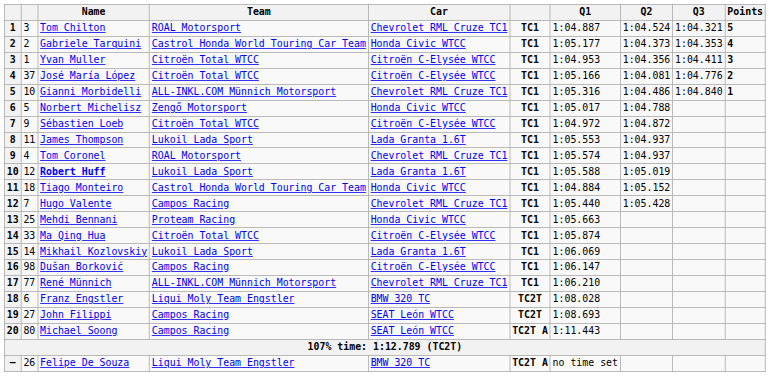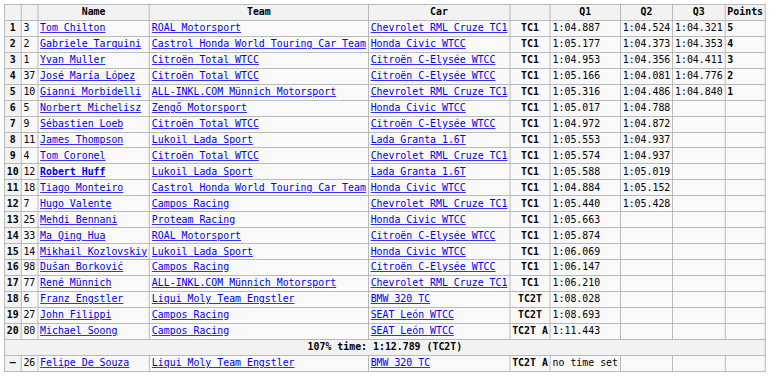(196, 156) ROAL Motorsport -> (205, 156) Citroën Total WTCC
(205, 236) Citroën Total WTCC -> (196, 236) ROAL Motorsport
(418, 252) Lada Granta 1.6T -> (418, 252) Honda Civic WTCC
